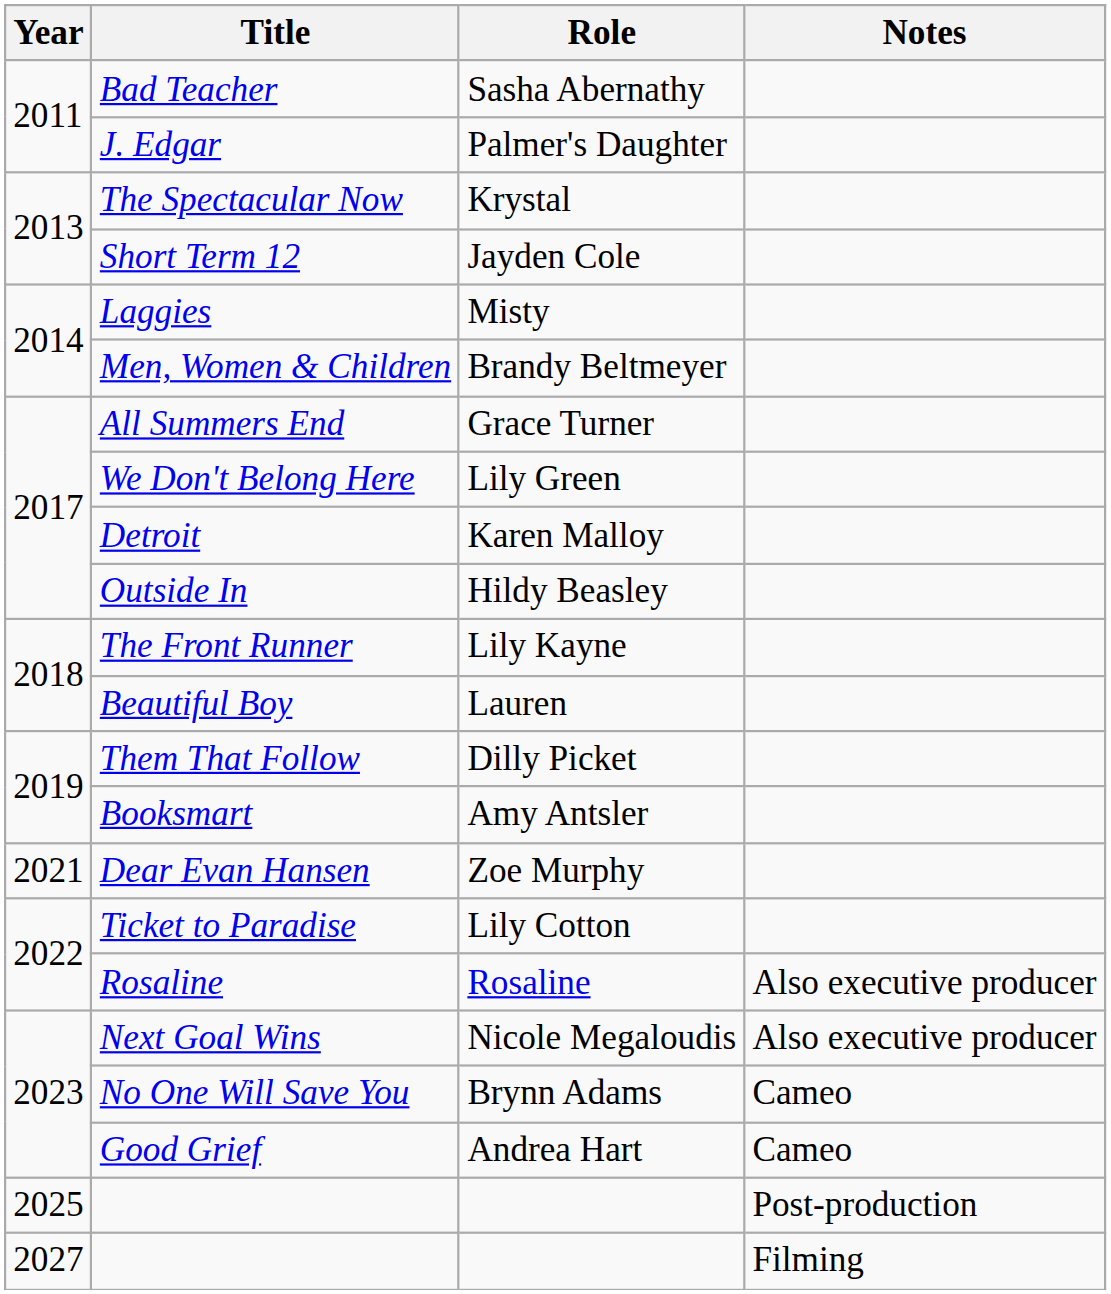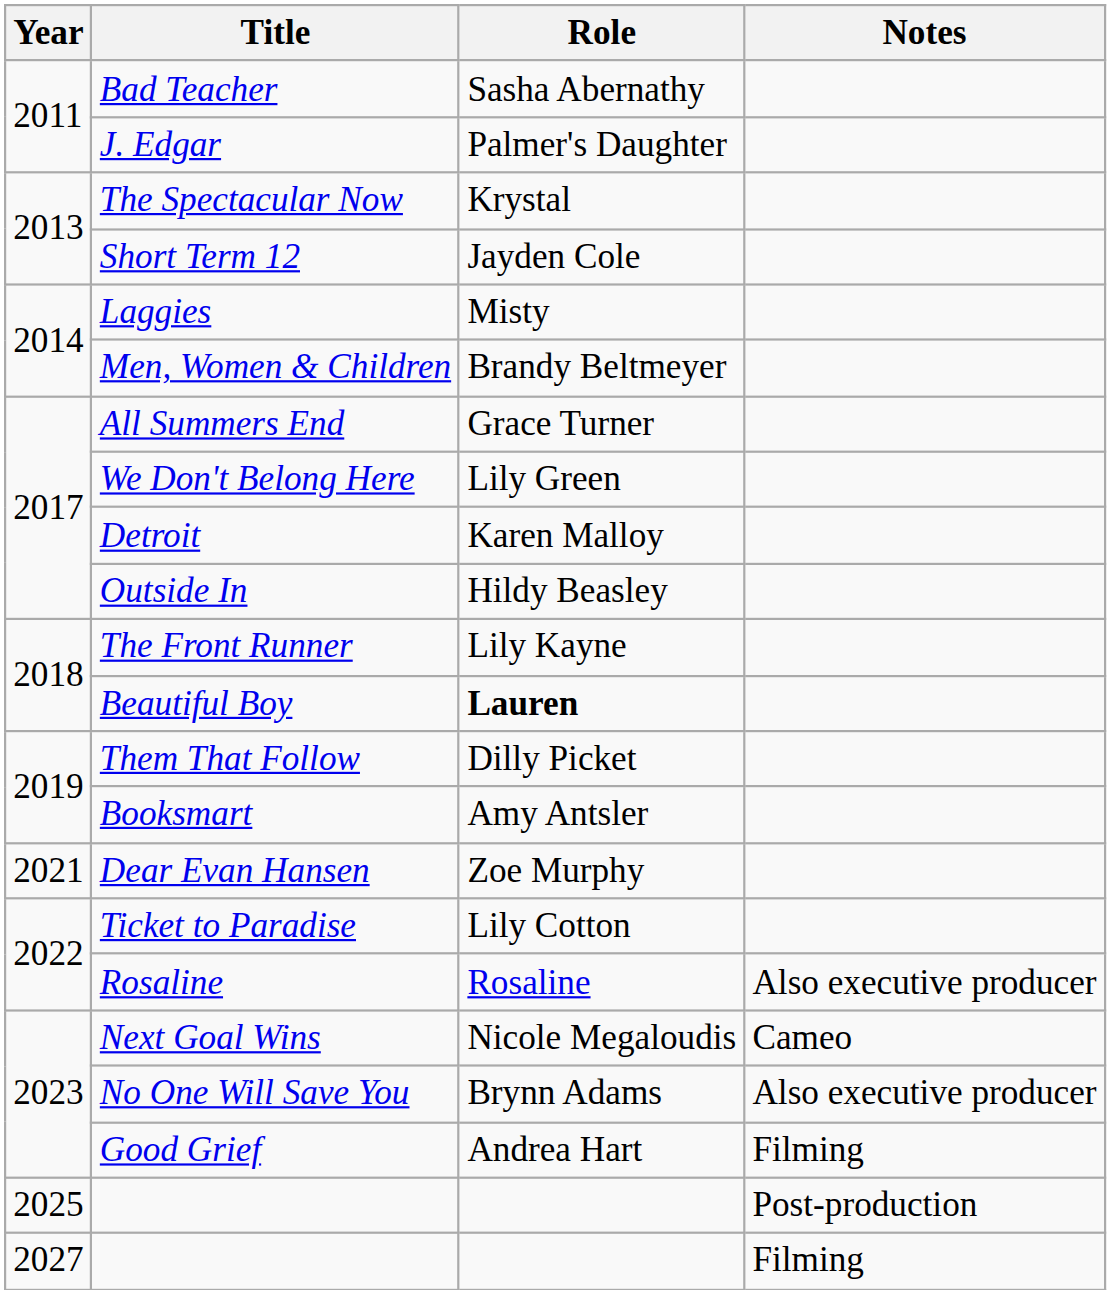(517, 702) normal -> (523, 702) bold
(924, 1037) Also executive producer -> (802, 1037) Cameo
(802, 1093) Cameo -> (924, 1093) Also executive producer
(802, 1148) Cameo -> (808, 1148) Filming
